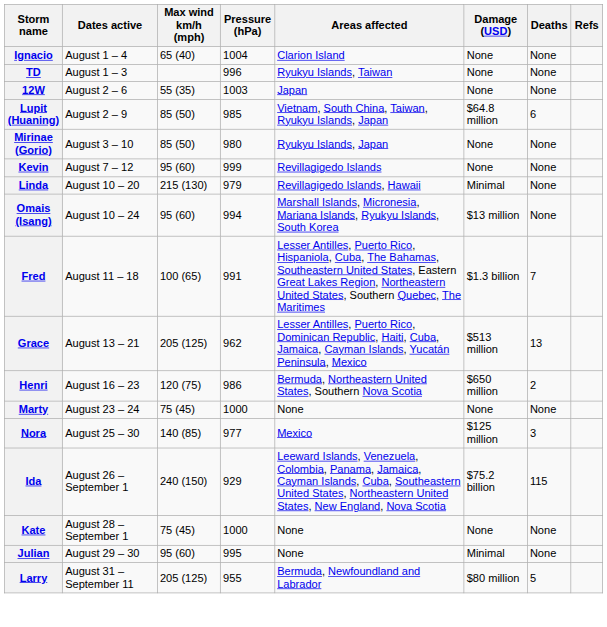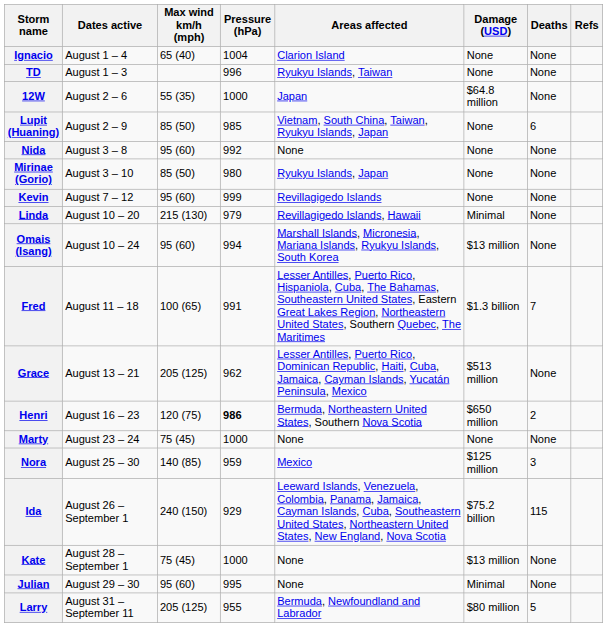(235, 90) 1003 -> (235, 96) 1000
(480, 90) None -> (482, 96) $64.8 million
(482, 114) $64.8 million -> (480, 126) None
+ row: (33, 150)
(536, 343) 13 -> (543, 373) None
(232, 385) normal -> (232, 415) bold
(232, 433) 977 -> (232, 463) 959
(480, 530) None -> (493, 560) $13 million
